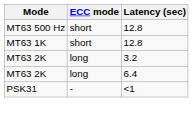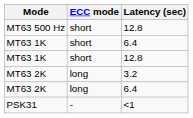+ row: (26, 43)
